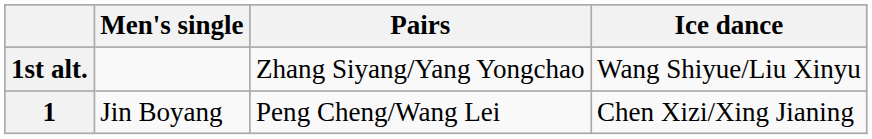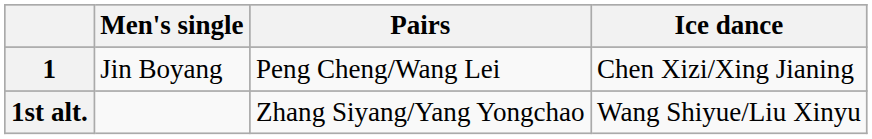rows swapped: (49, 111) <-> (49, 68)
